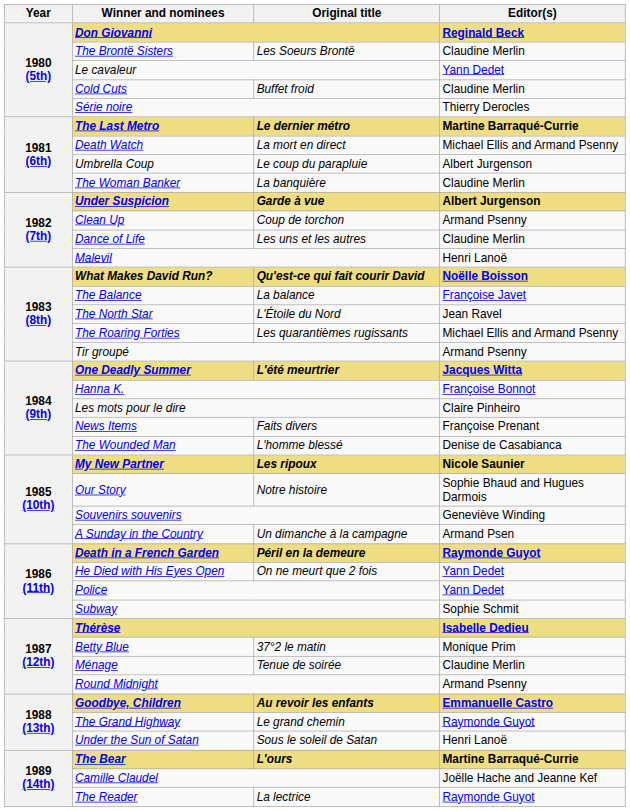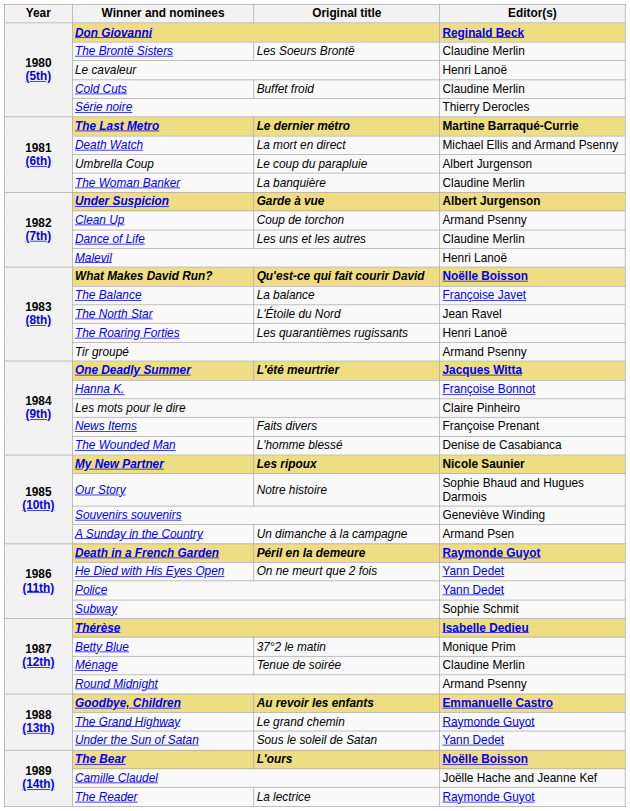(473, 70) Yann Dedet -> (475, 70) Henri Lanoë
(530, 333) Michael Ellis and Armand Psenny -> (475, 333) Henri Lanoë
(475, 740) Henri Lanoë -> (473, 740) Yann Dedet
(511, 759) Martine Barraqué-Currie -> (485, 759) Noëlle Boisson
